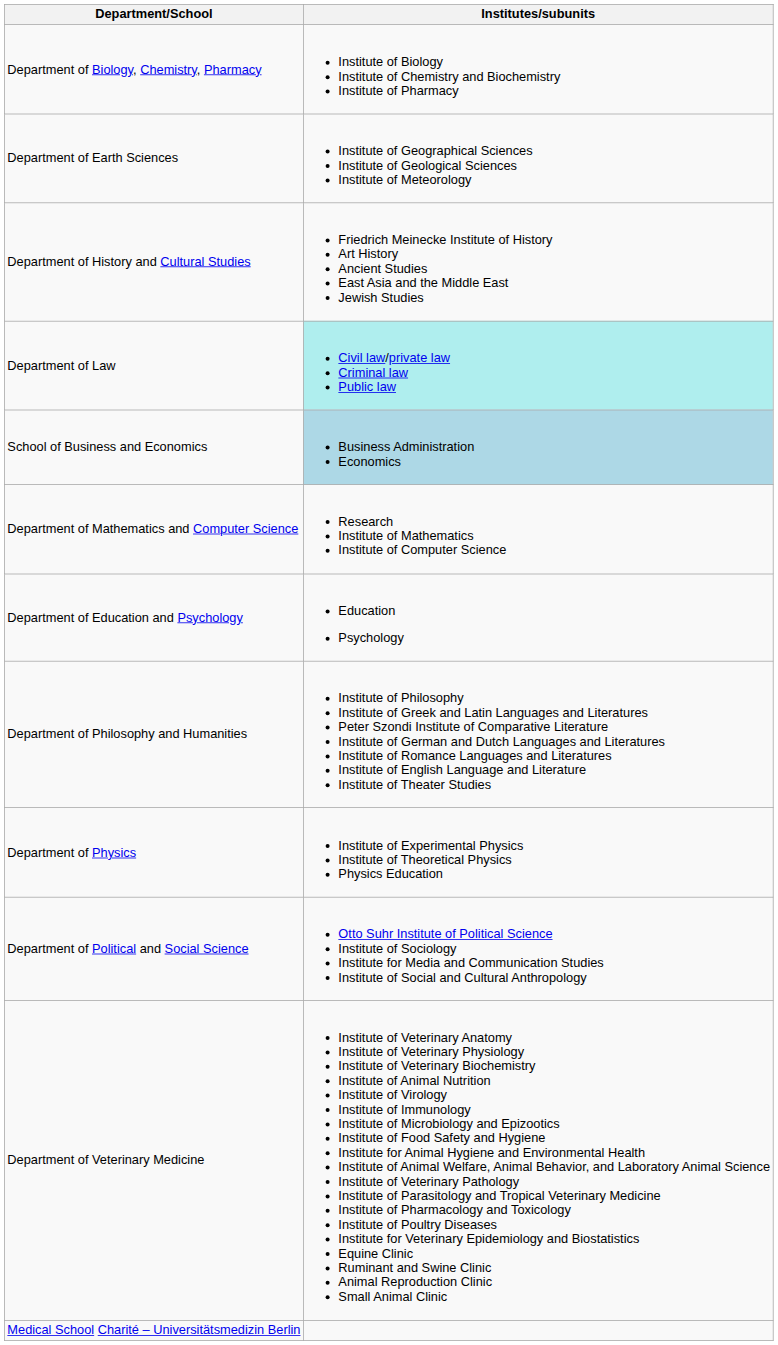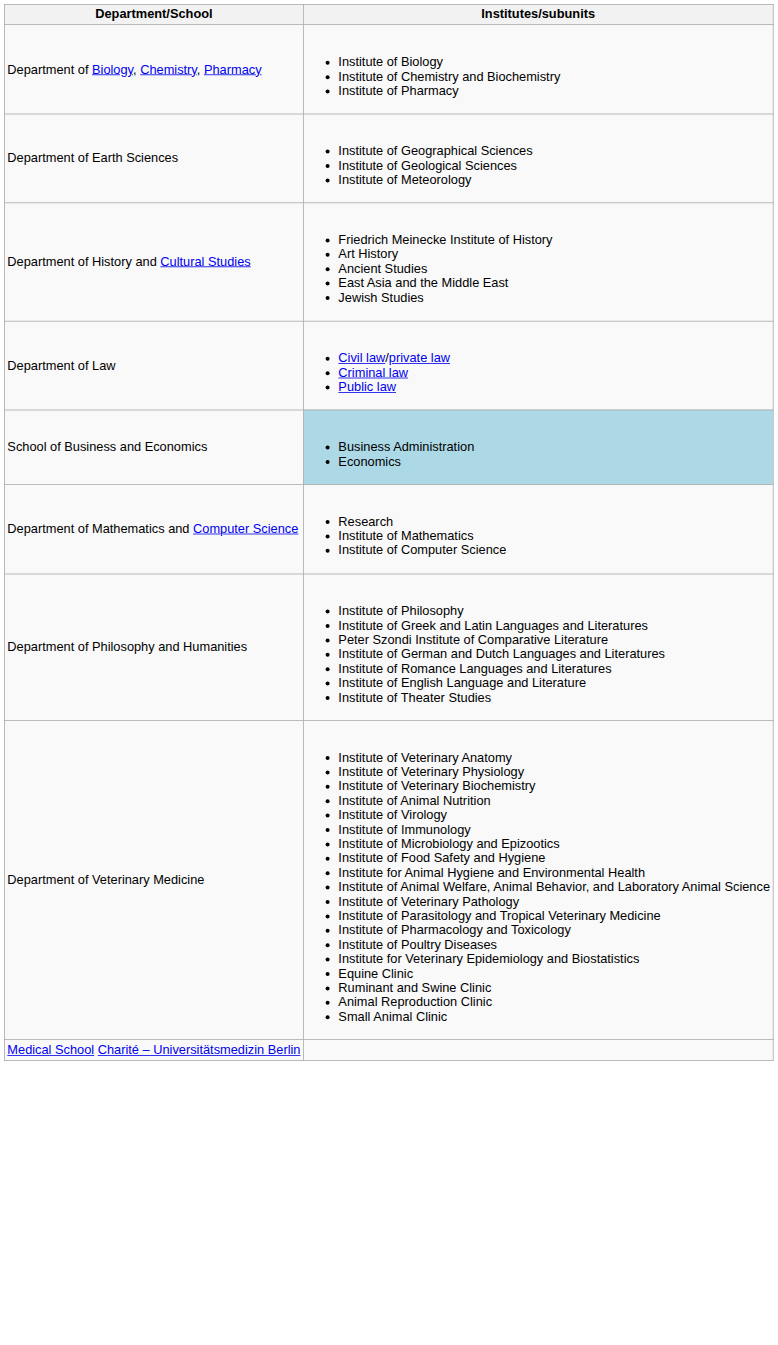(538, 373) paleturquoise background -> (538, 373) no background
- row: (125, 617)
- row: (72, 852)
- row: (128, 948)
